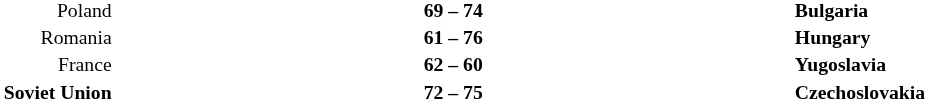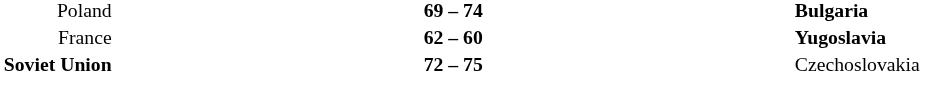- row: (76, 37)
(860, 92) bold -> (857, 65) normal
